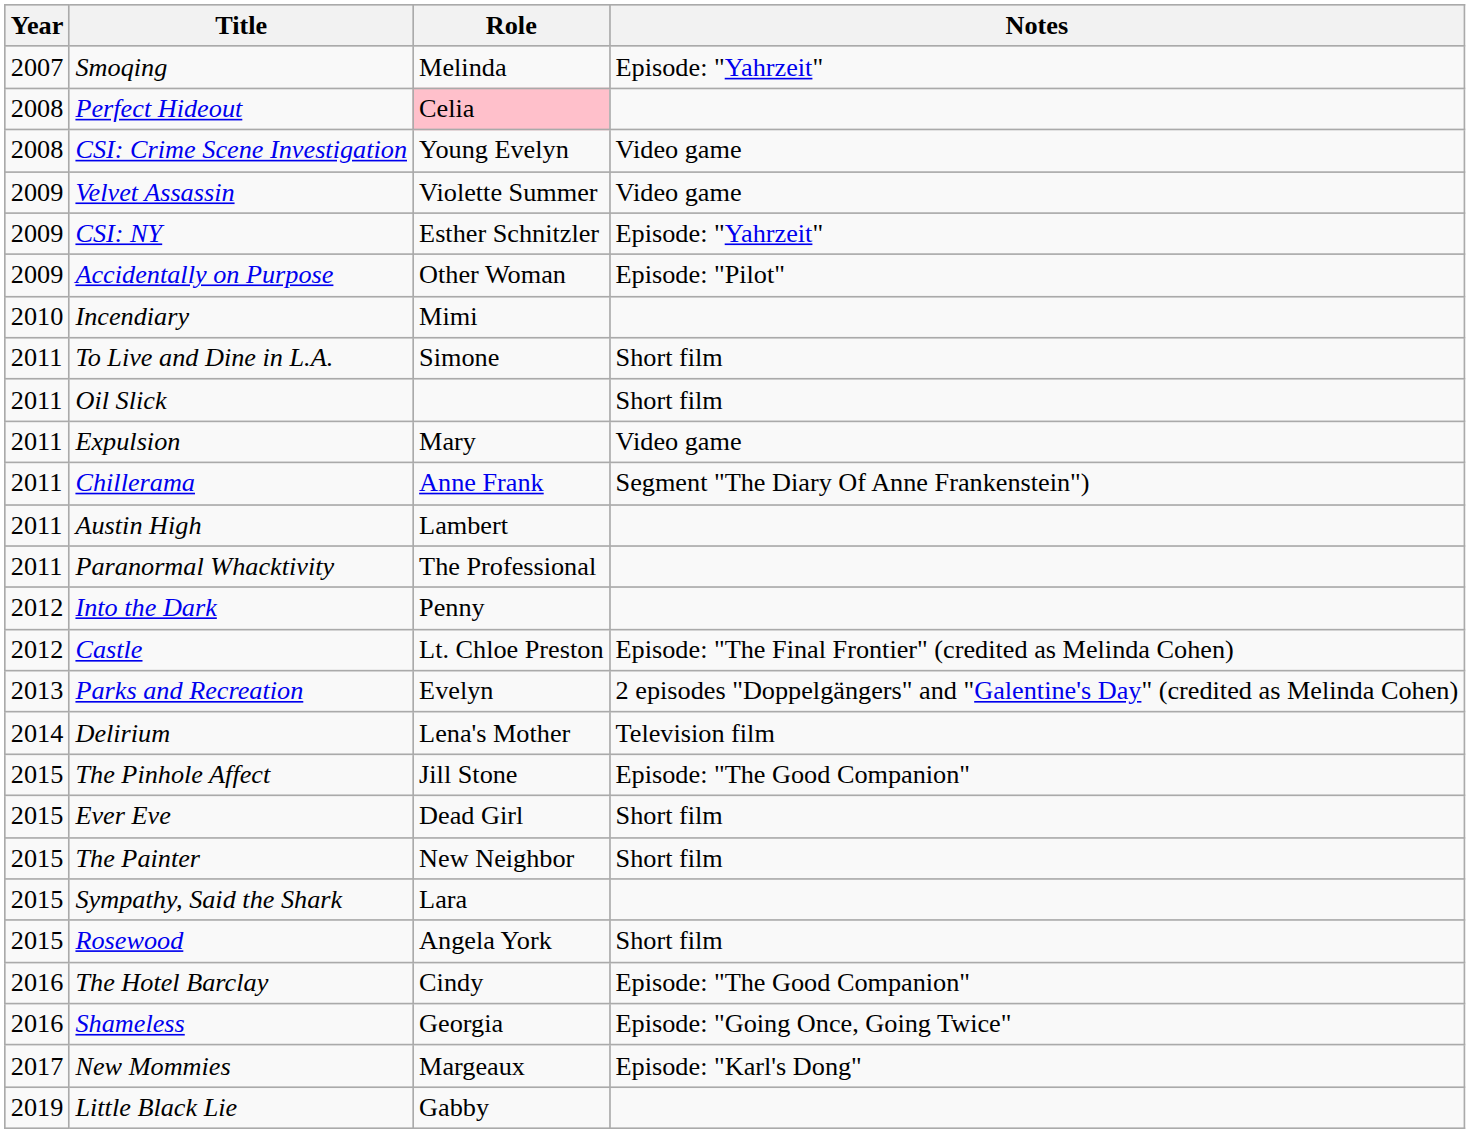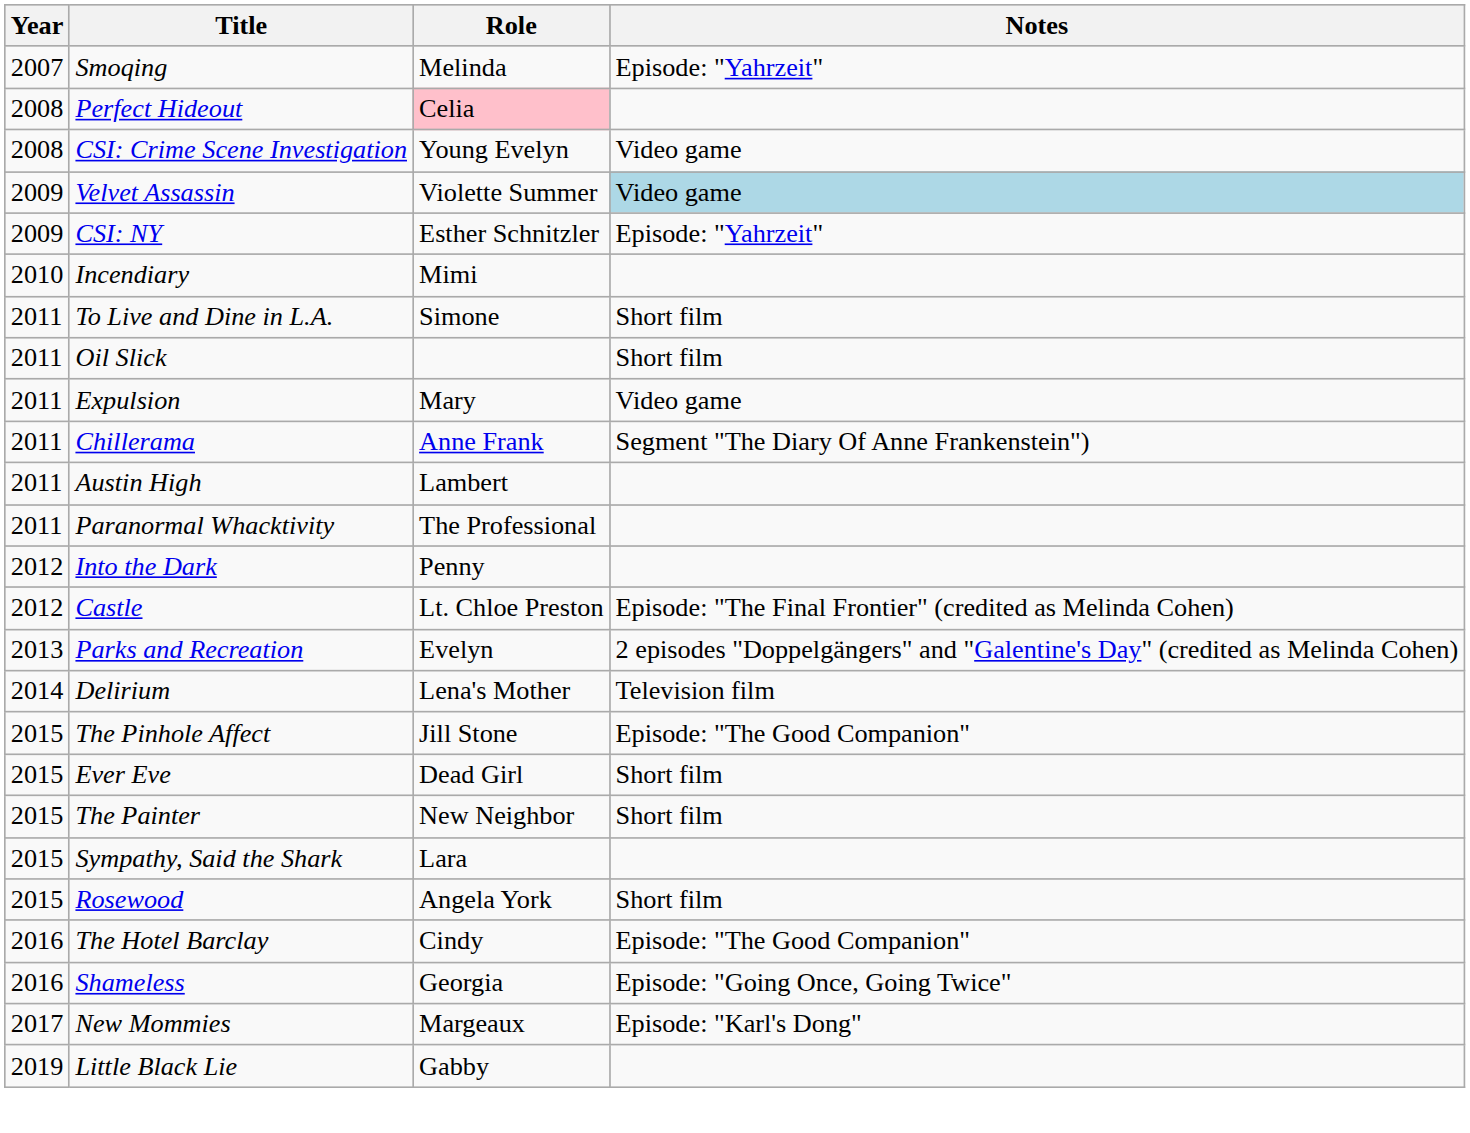(679, 191) no background -> (679, 191) lightblue background
- row: (204, 274)
